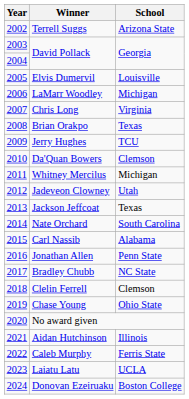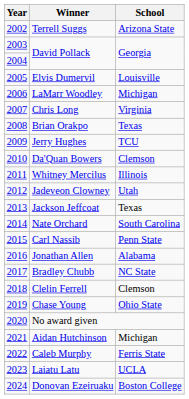(138, 175) Michigan -> (133, 175) Illinois
(137, 239) Alabama -> (140, 239) Penn State
(140, 256) Penn State -> (137, 256) Alabama
(133, 337) Illinois -> (138, 337) Michigan
